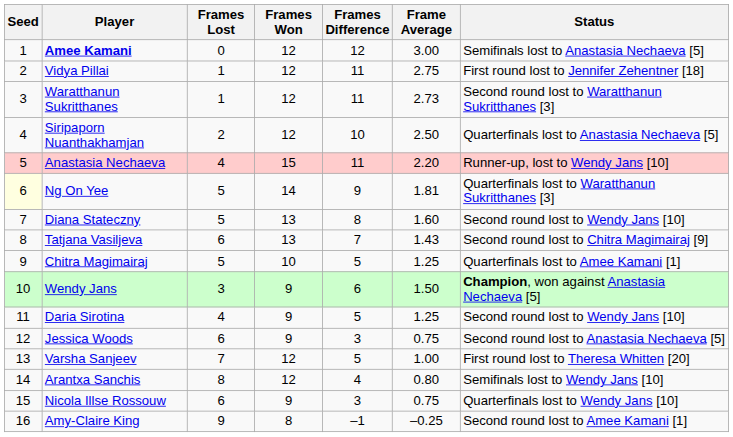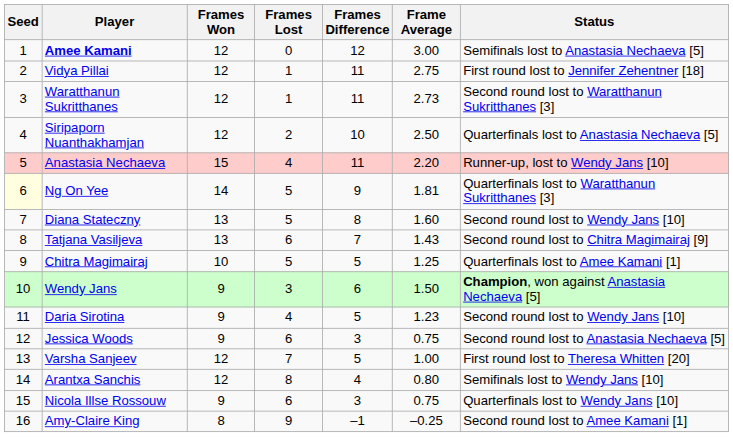columns swapped: (289, 22) <-> (221, 22)
(426, 317) 1.25 -> (426, 317) 1.23
